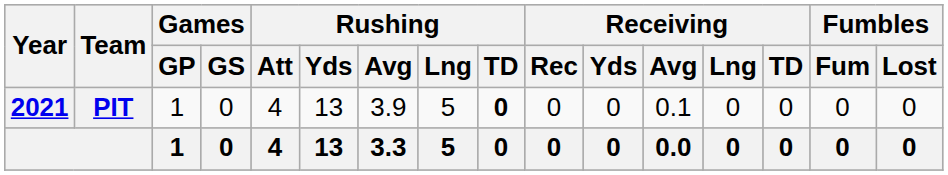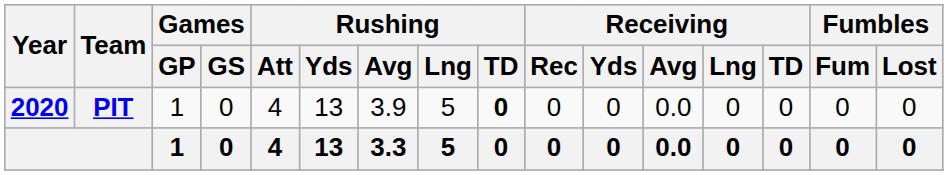(40, 107) 2021 -> (40, 107) 2020
(673, 107) 0.1 -> (673, 107) 0.0
